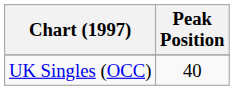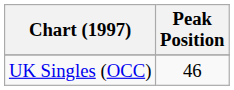(192, 70) 40 -> (192, 70) 46
